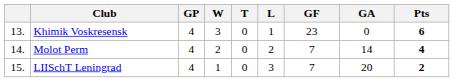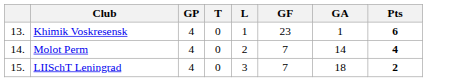- column: (218, 13)
(367, 31) 0 -> (340, 31) 1
(367, 67) 20 -> (340, 67) 18
